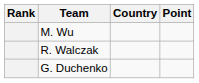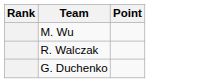- column: (135, 13)
